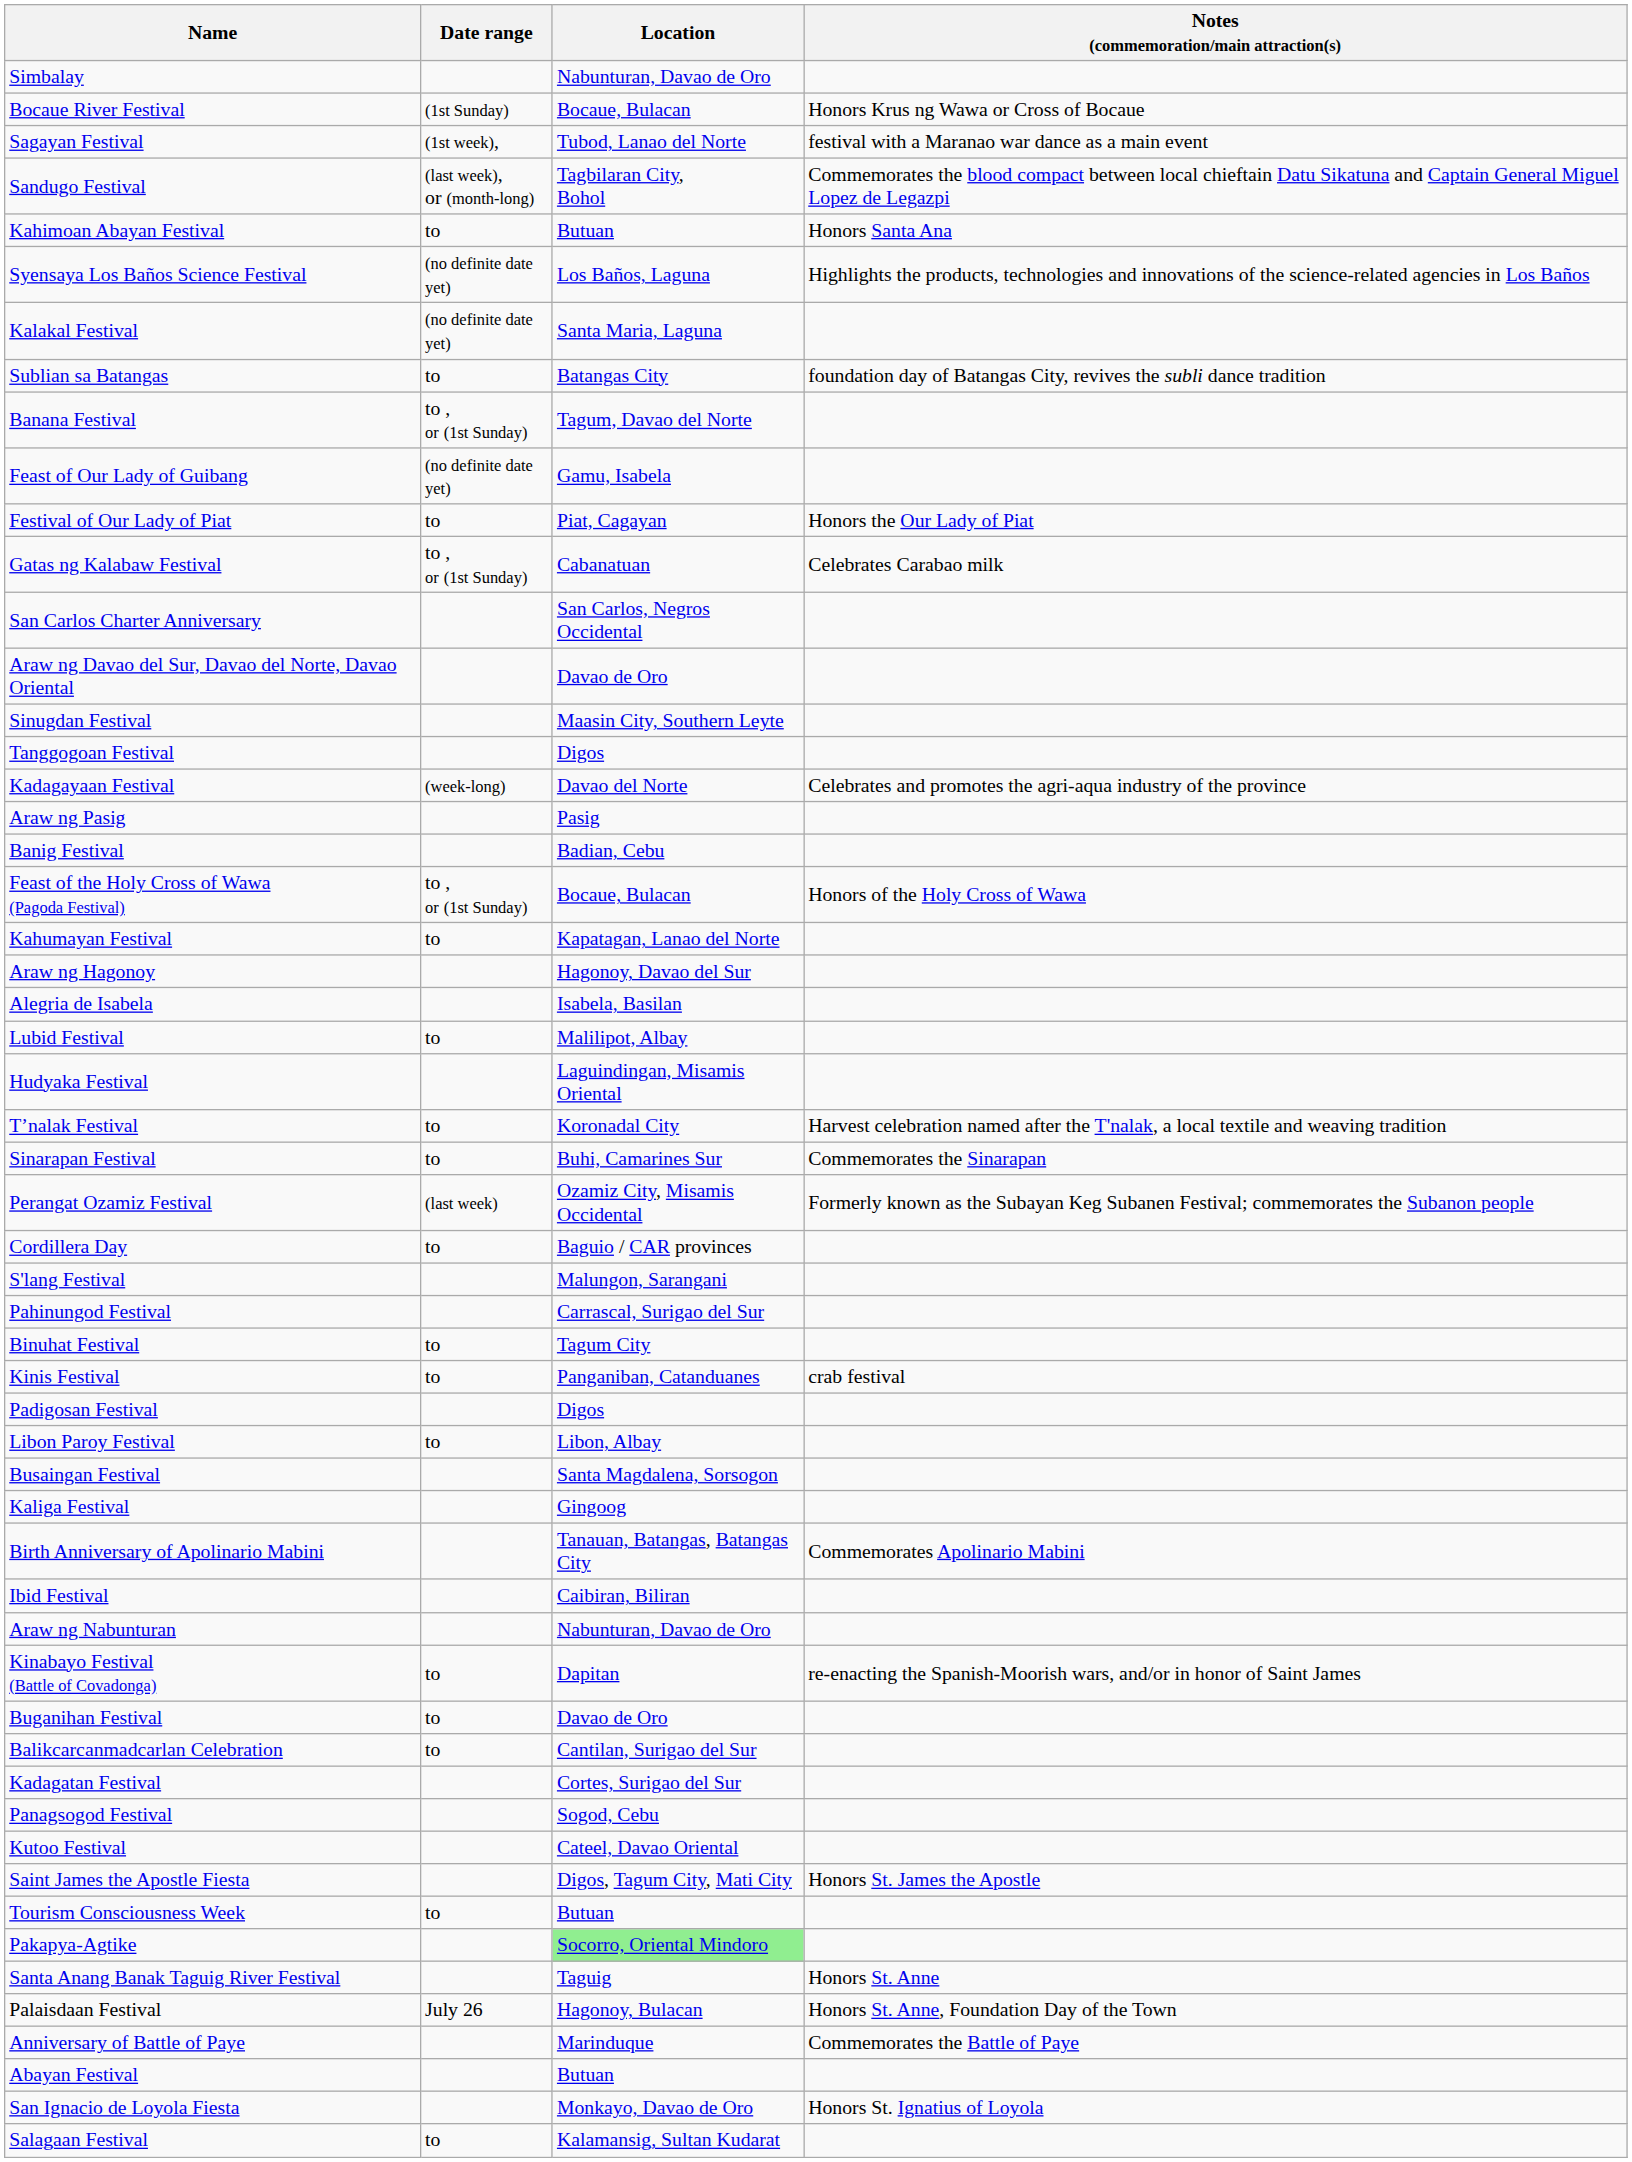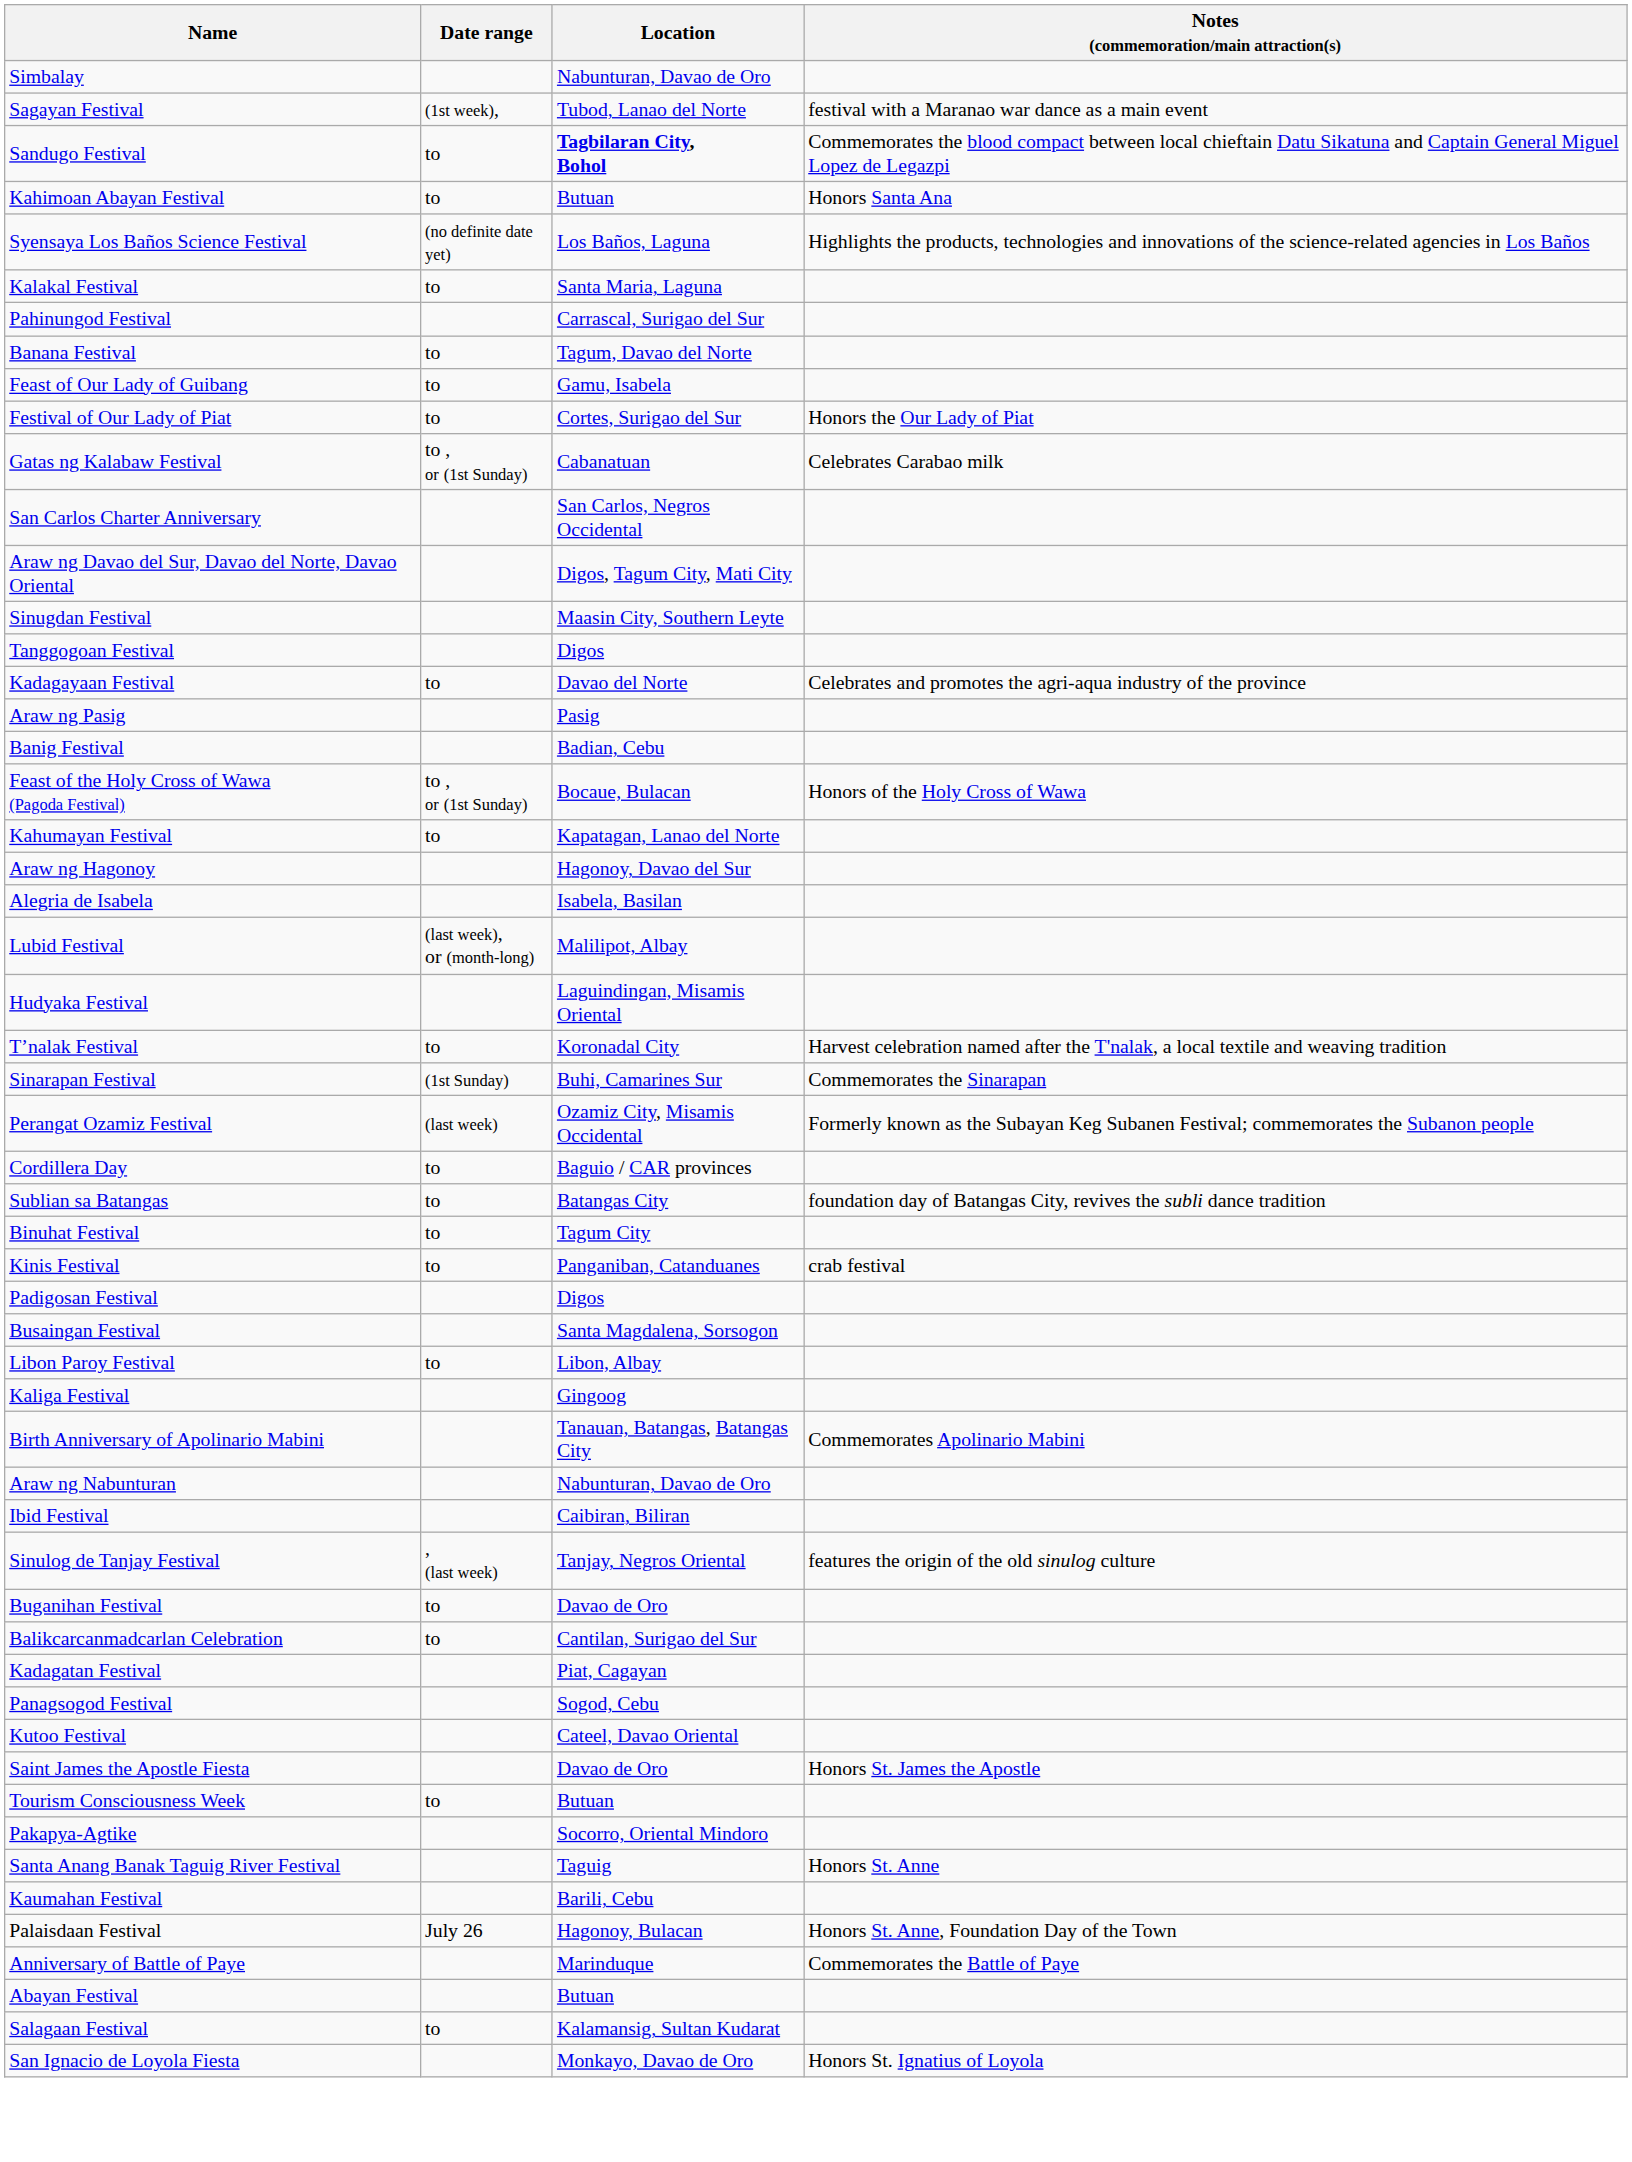- row: (97, 109)
(480, 186) (last week), or (month-long) -> (433, 153) to
(620, 186) normal -> (626, 153) bold
(479, 332) (no definite date yet) -> (433, 286) to
rows swapped: (89, 375) <-> (90, 1311)
(476, 419) to , or (1st Sunday) -> (433, 351) to
(479, 477) (no definite date yet) -> (433, 384) to
(612, 519) Piat, Cagayan -> (649, 416) Cortes, Surigao del Sur
(612, 676) Davao de Oro -> (674, 573) Digos, Tagum City, Mati City
(465, 787) (week-long) -> (433, 682) to
(433, 1036) to -> (480, 945) (last week), or (month-long)
(433, 1158) to -> (467, 1080) (1st Sunday)
- row: (67, 1279)
rows swapped: (85, 1474) <-> (92, 1442)
rows swapped: (59, 1595) <-> (93, 1628)
- row: (83, 1672)
+ row: (114, 1560)
(649, 1782) Cortes, Surigao del Sur -> (612, 1670) Piat, Cagayan
(674, 1879) Digos, Tagum City, Mati City -> (612, 1767) Davao de Oro
(662, 1945) lightgreen background -> (662, 1833) no background
+ row: (86, 1898)
rows swapped: (124, 2107) <-> (79, 2140)
